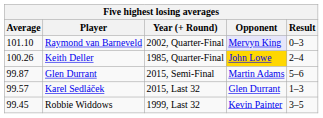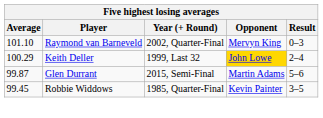(255, 43) lavender background -> (255, 43) no background
(20, 58) 100.26 -> (20, 58) 100.29
(185, 58) 1985, Quarter-Final -> (173, 58) 1999, Last 32
- row: (75, 89)
(173, 105) 1999, Last 32 -> (185, 89) 1985, Quarter-Final
